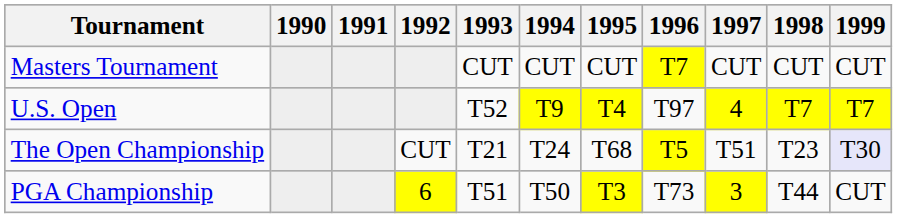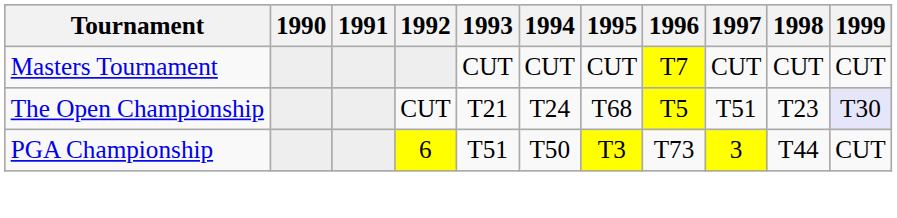- row: (64, 108)
